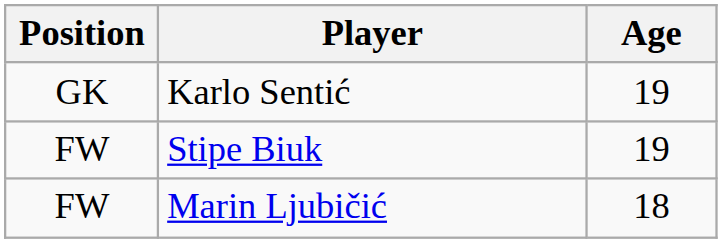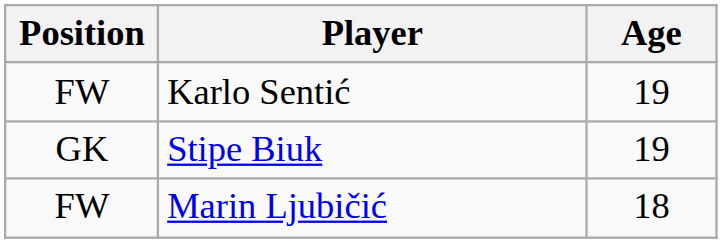(82, 91) GK -> (82, 91) FW
(82, 149) FW -> (82, 149) GK
